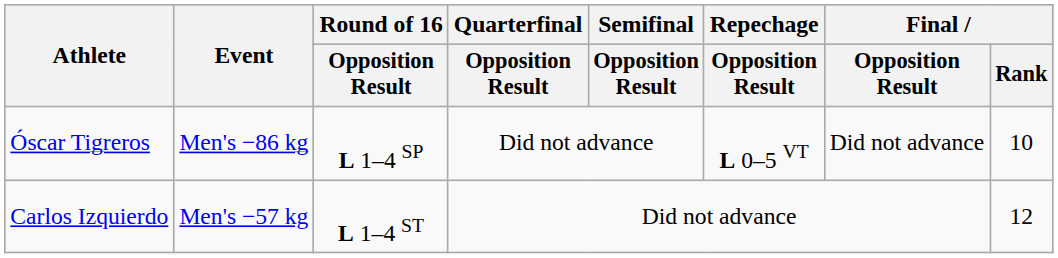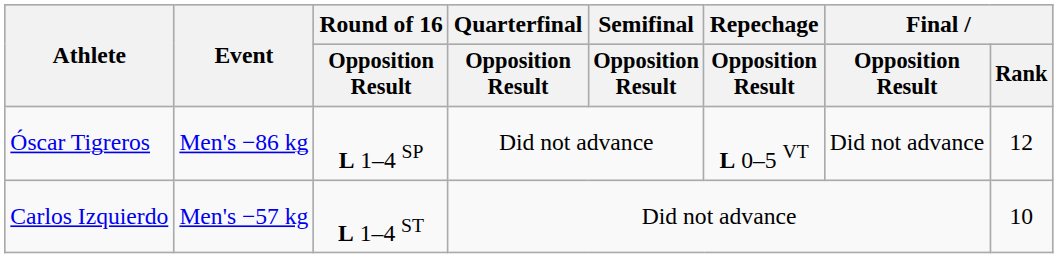(1021, 143) 10 -> (1021, 143) 12
(1021, 216) 12 -> (1021, 216) 10
